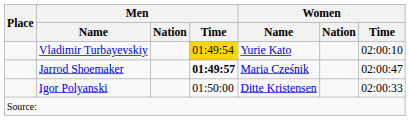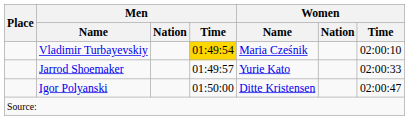(266, 50) Yurie Kato -> (273, 50) Maria Cześnik
(214, 69) bold -> (213, 69) normal
(275, 69) Maria Cześnik -> (265, 69) Yurie Kato
(382, 69) 02:00:47 -> (381, 69) 02:00:33
(382, 87) 02:00:33 -> (381, 87) 02:00:47
